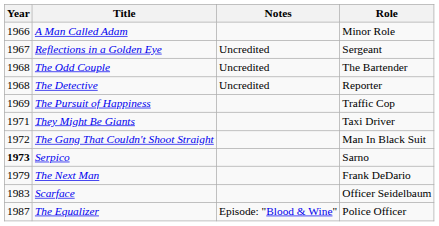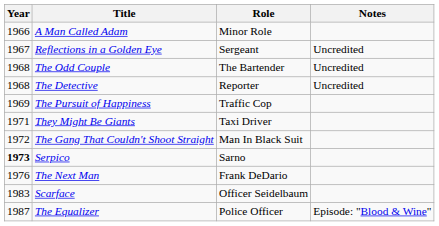columns swapped: (387, 13) <-> (278, 13)
(18, 175) 1979 -> (18, 175) 1976
